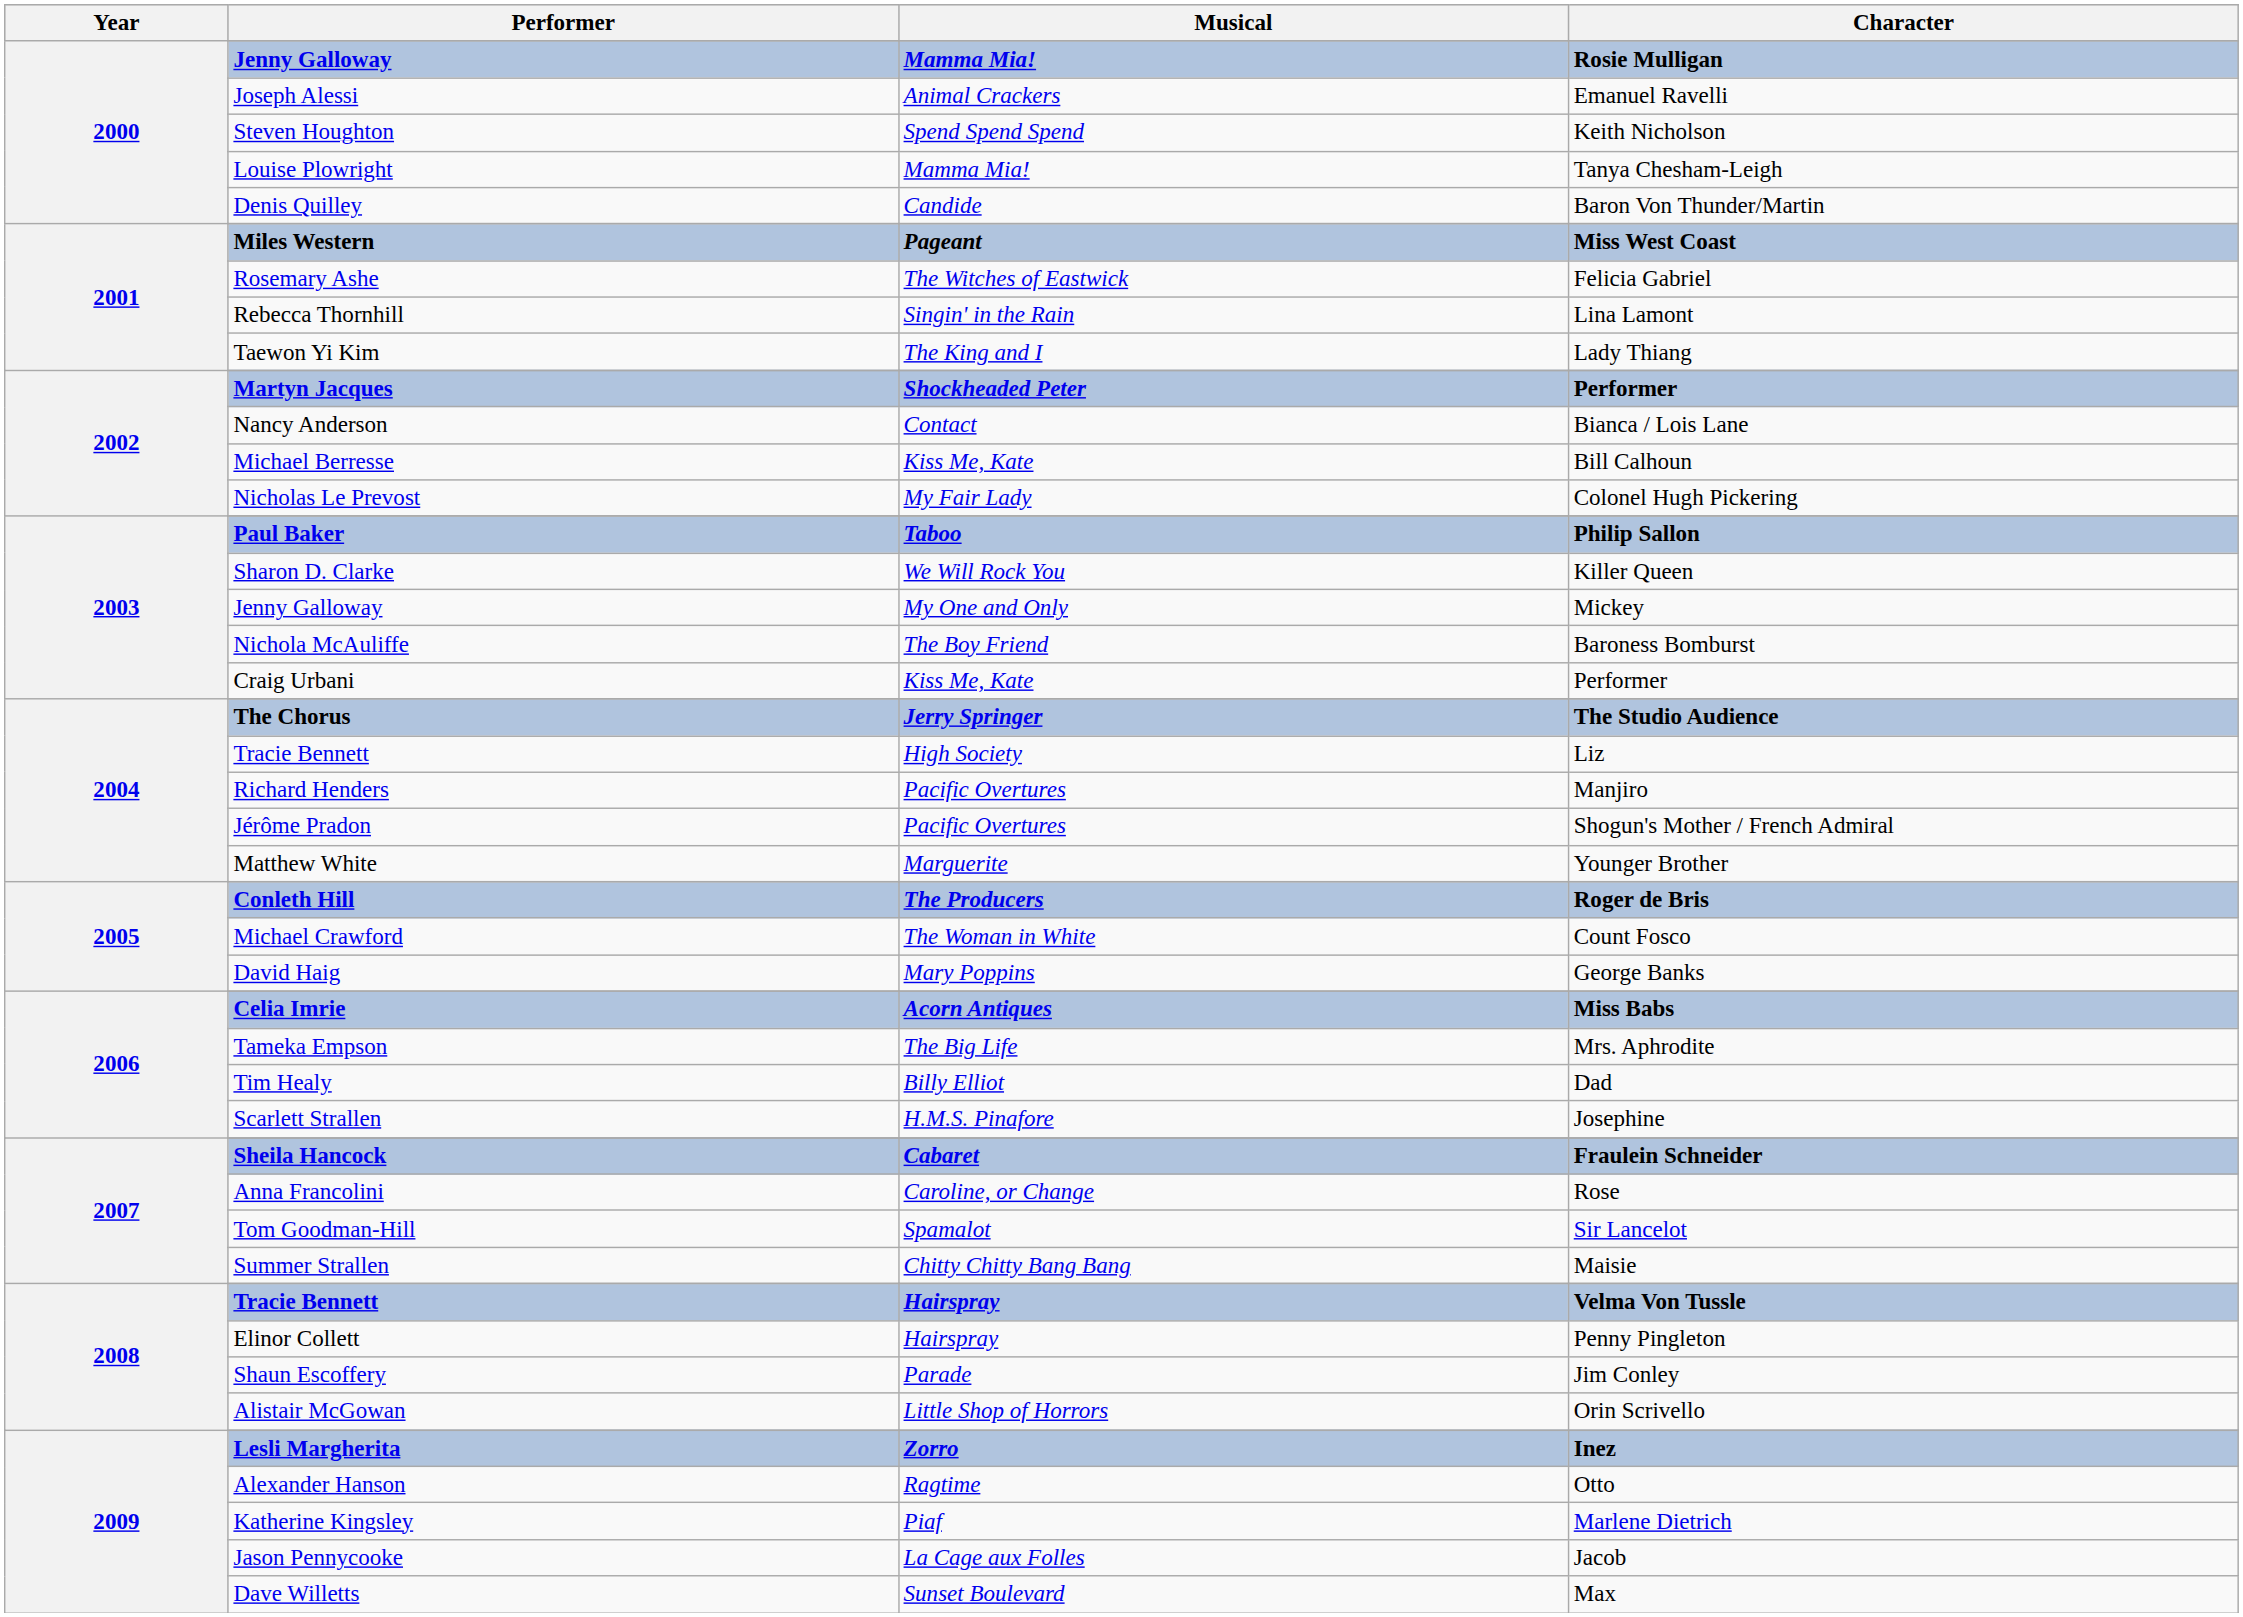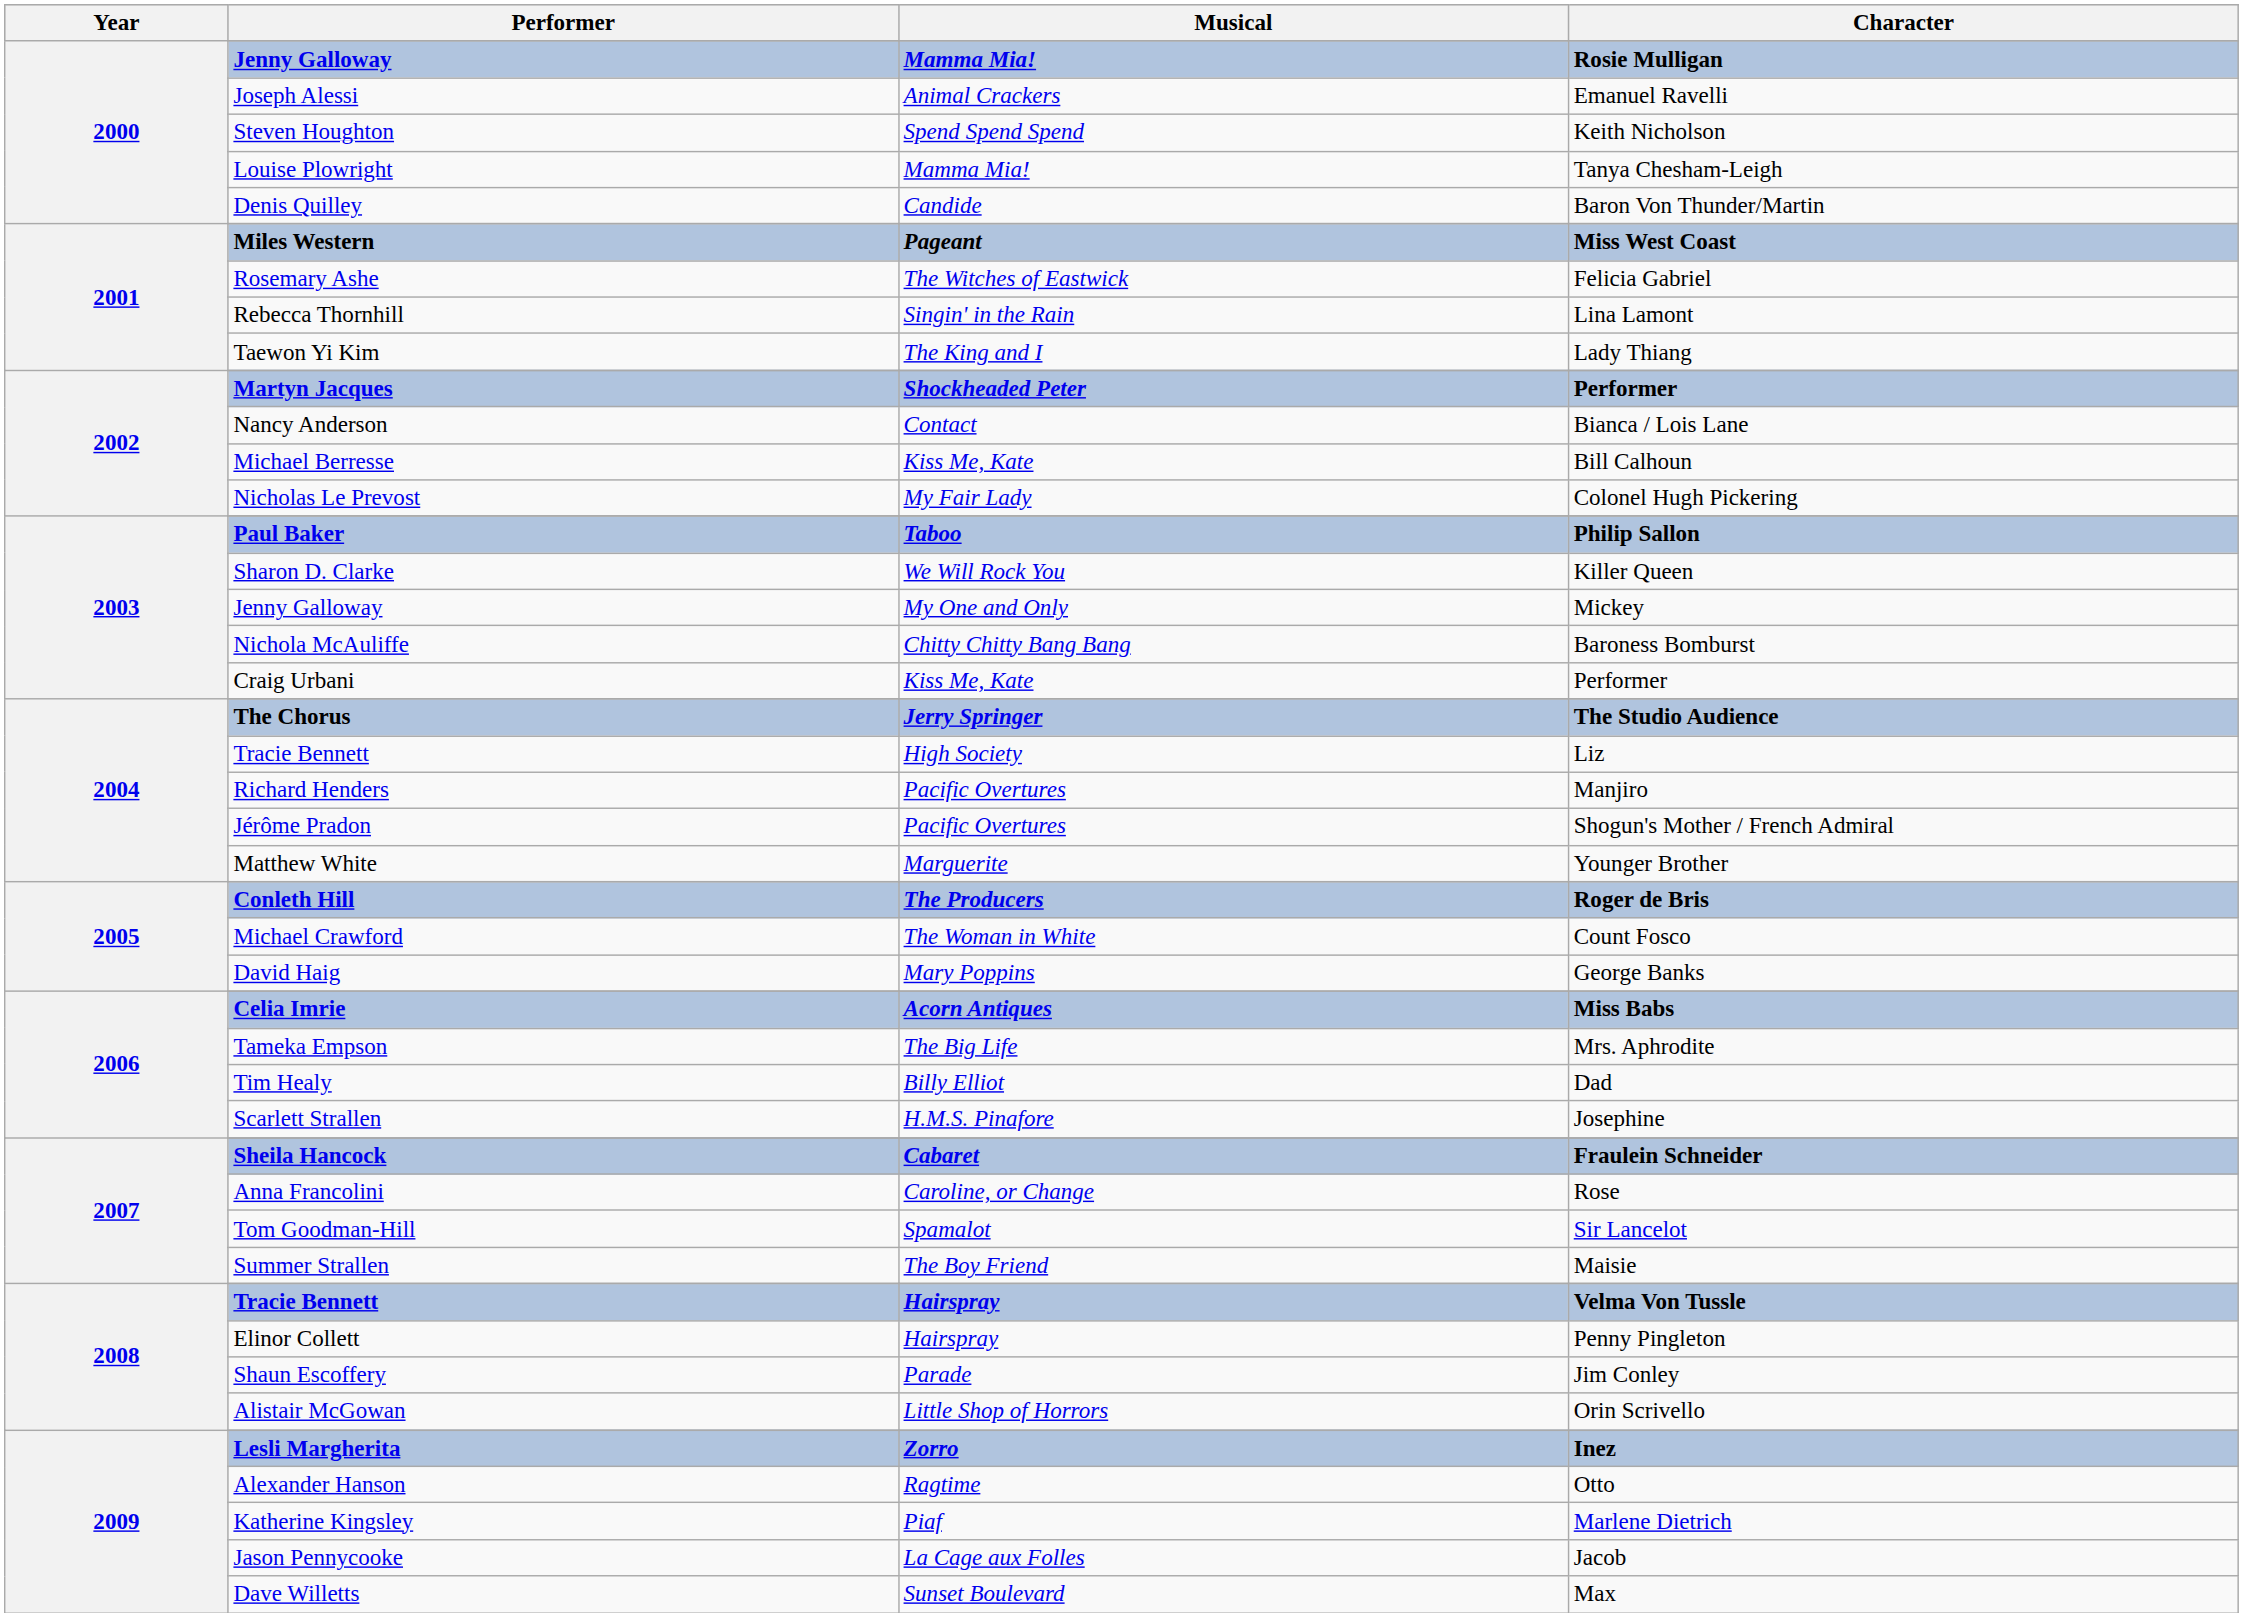(976, 643) The Boy Friend -> (1017, 643) Chitty Chitty Bang Bang
(1017, 1265) Chitty Chitty Bang Bang -> (976, 1265) The Boy Friend
